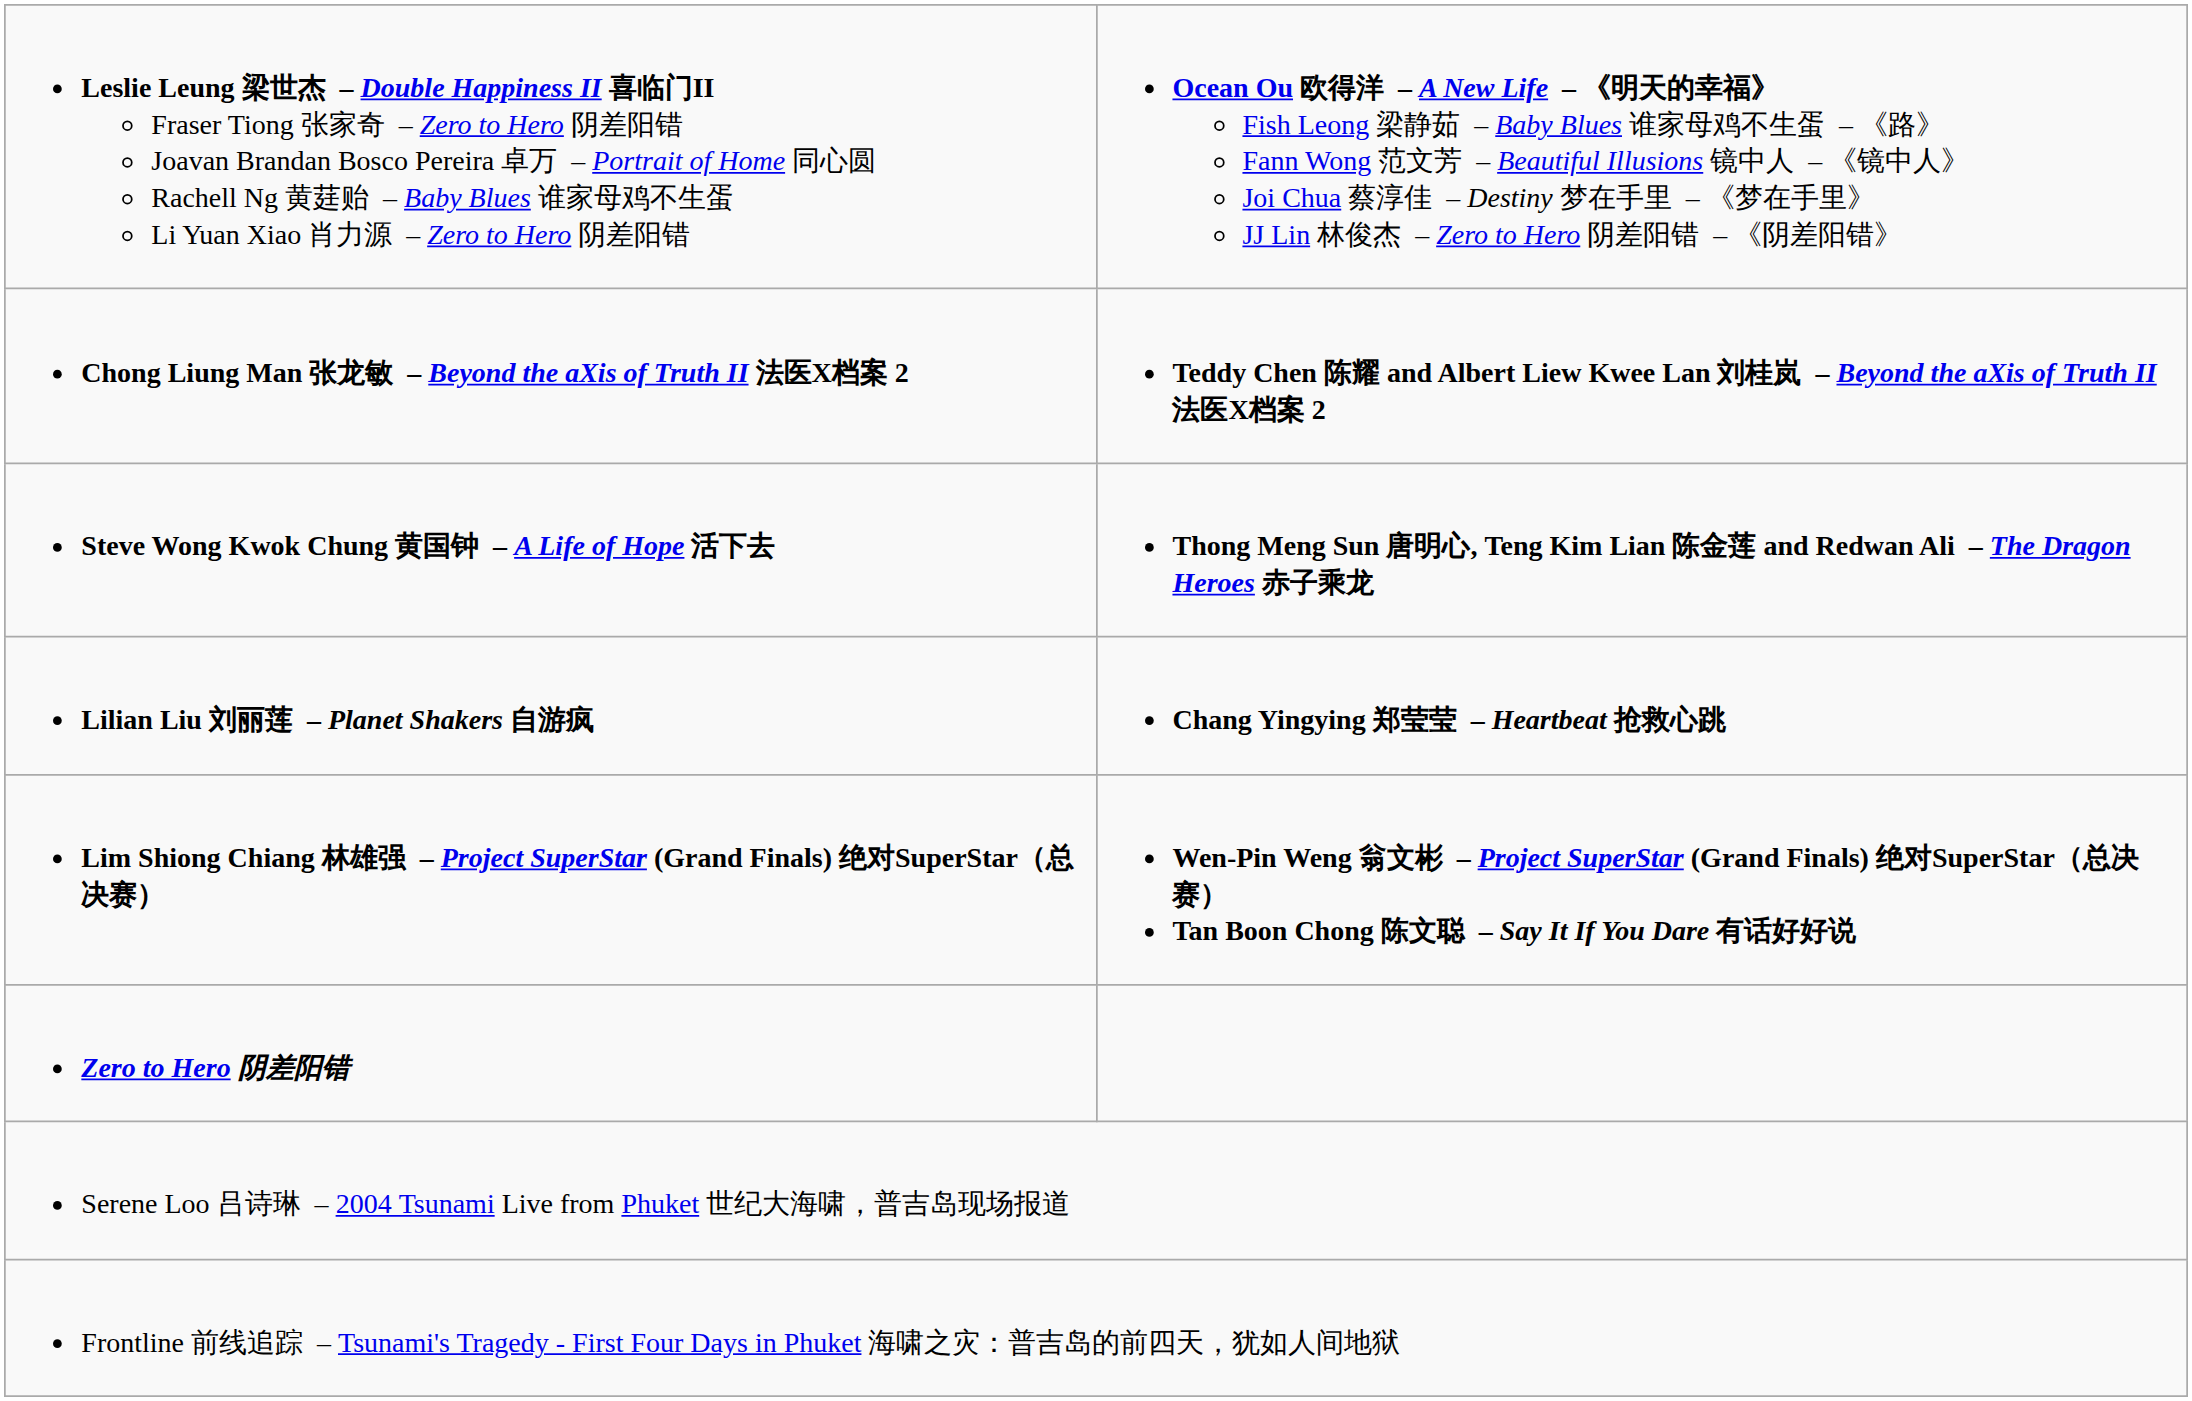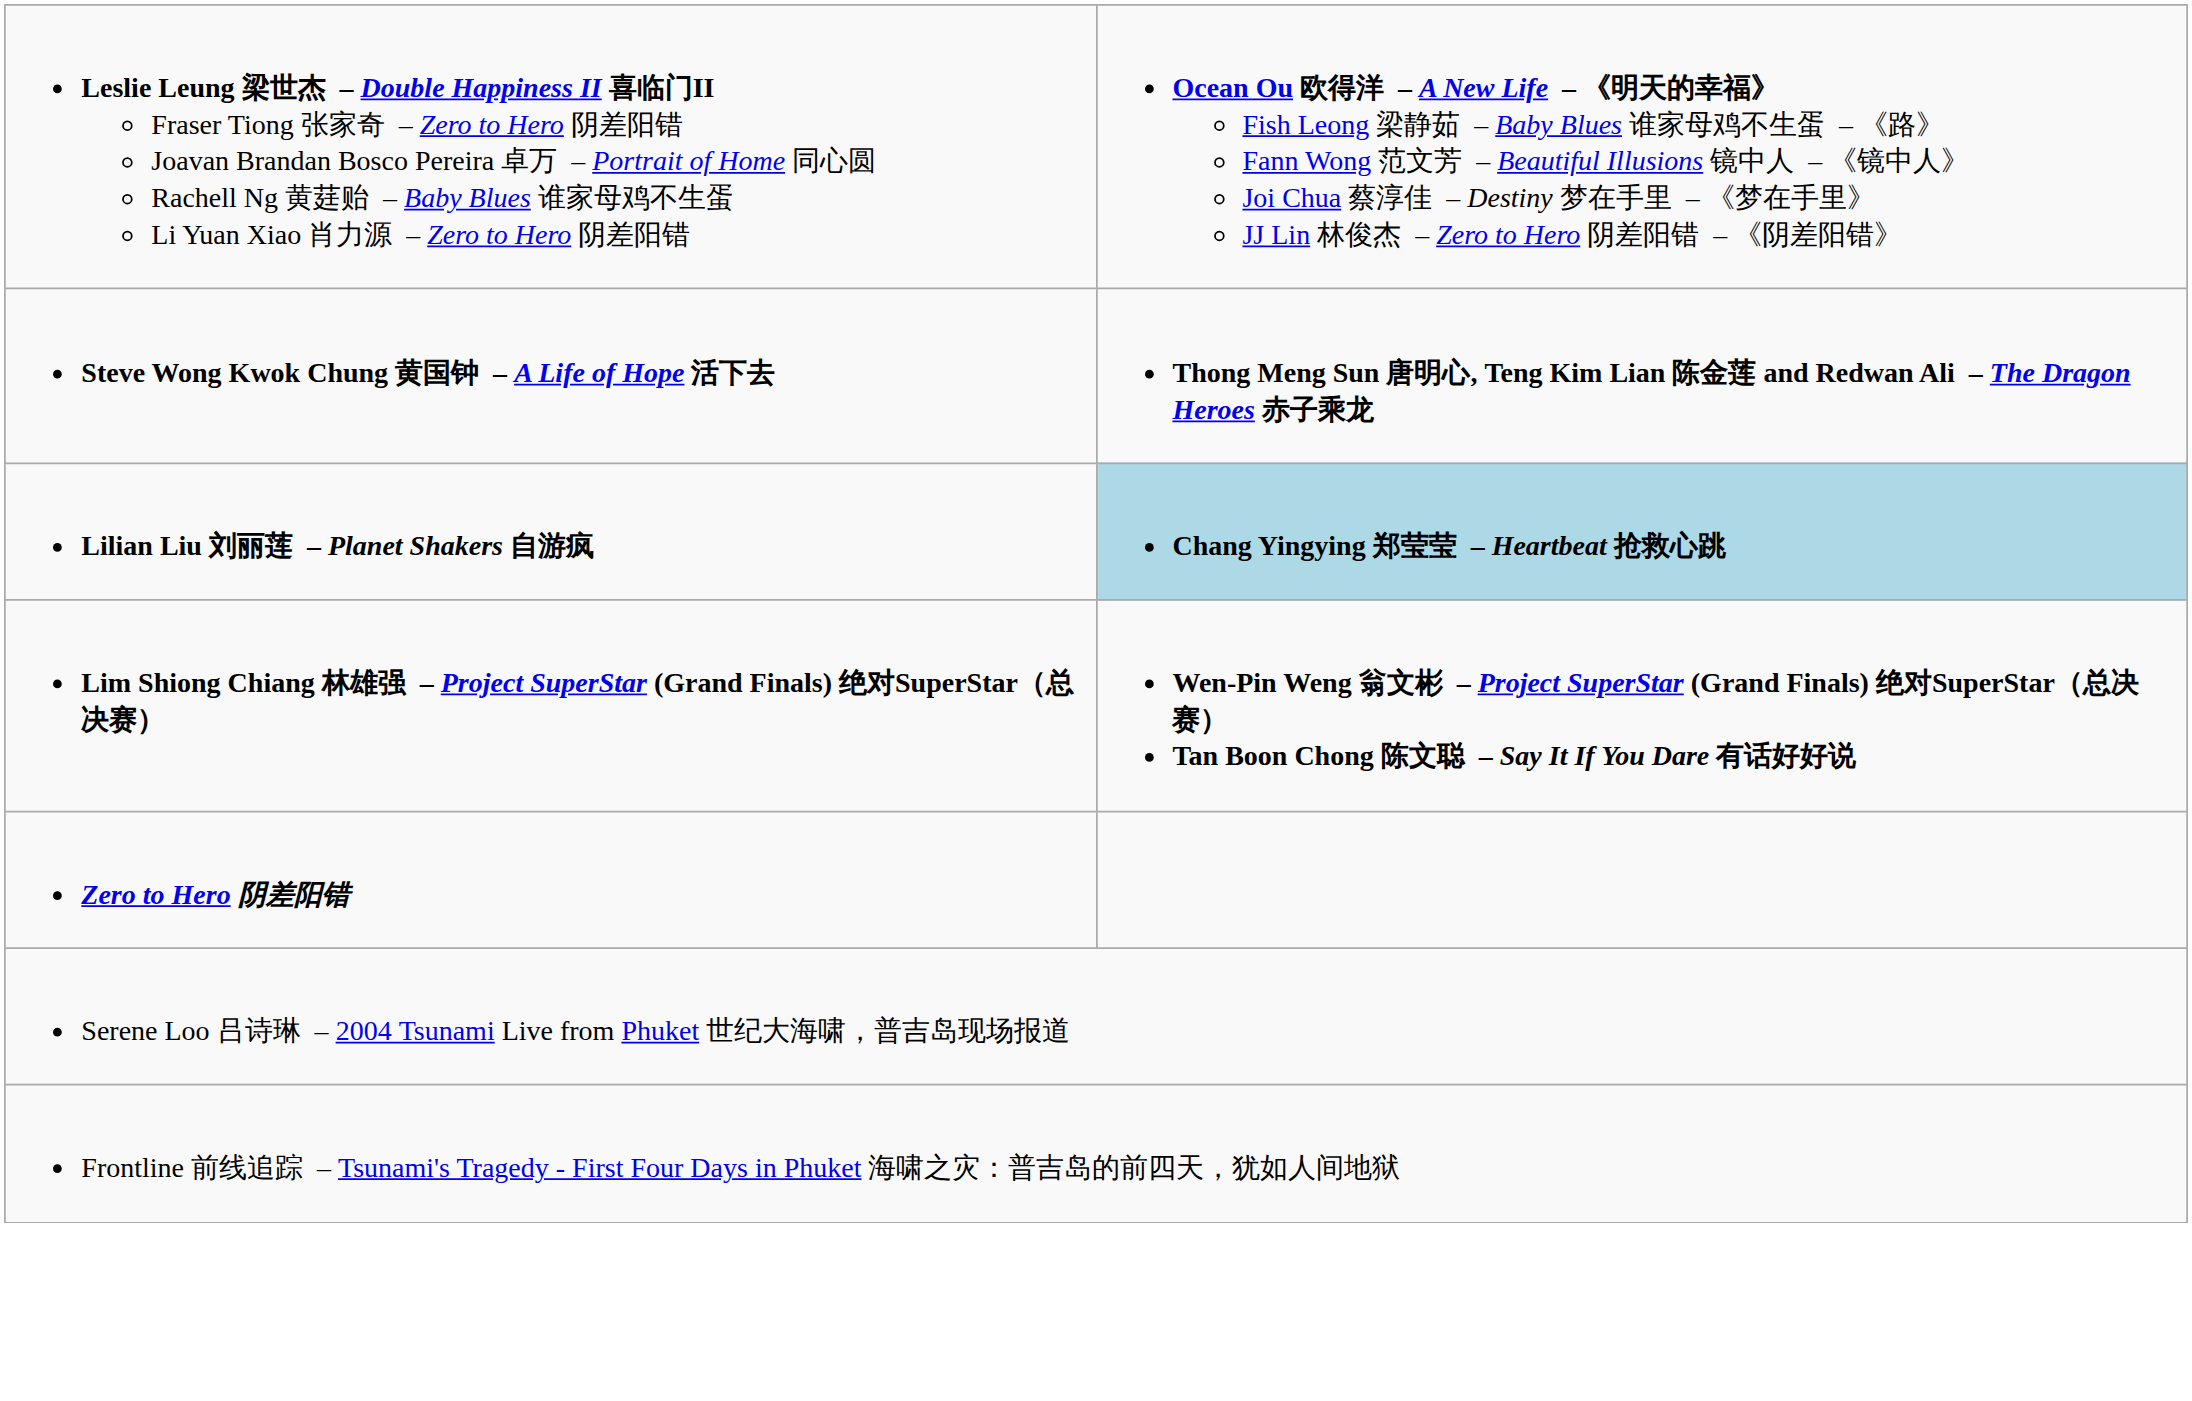- row: (550, 373)
(1642, 721) no background -> (1642, 547) lightblue background
